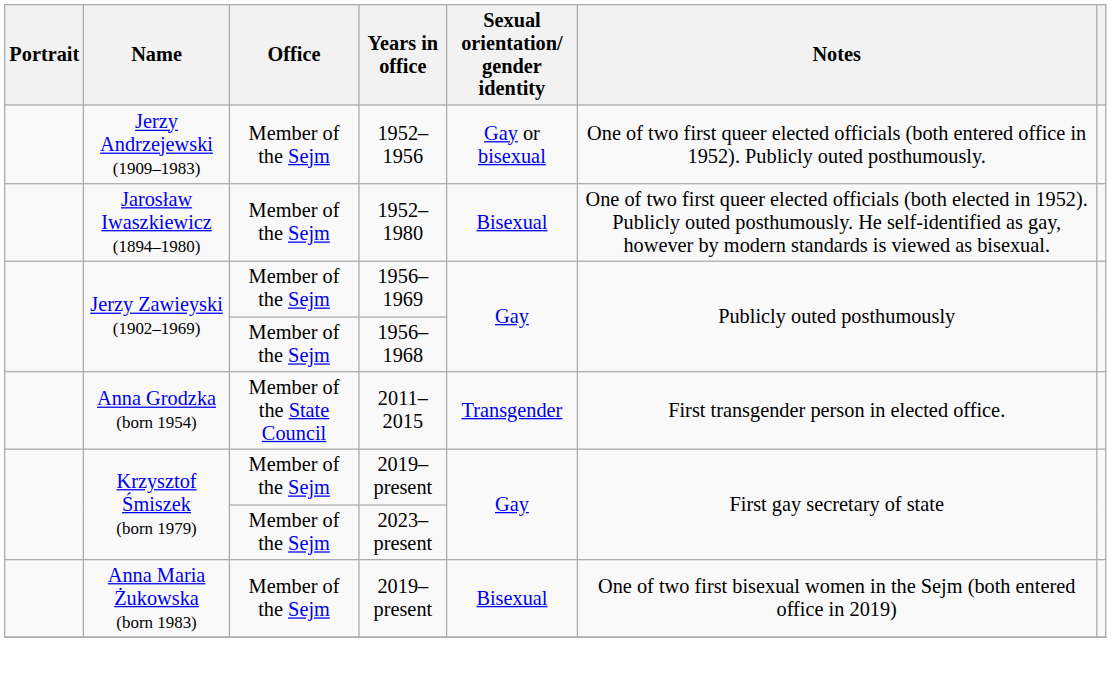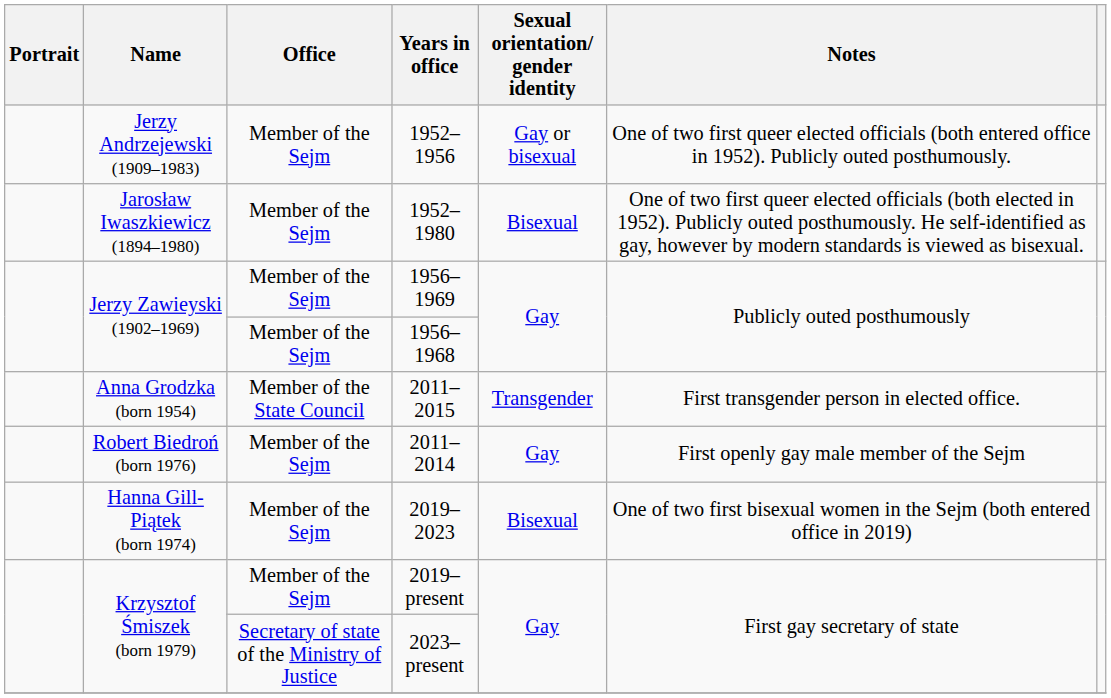+ row: (156, 454)
+ row: (156, 520)
(294, 531) Member of the Sejm -> (309, 653) Secretary of state of the Ministry of Justice
- row: (157, 598)
